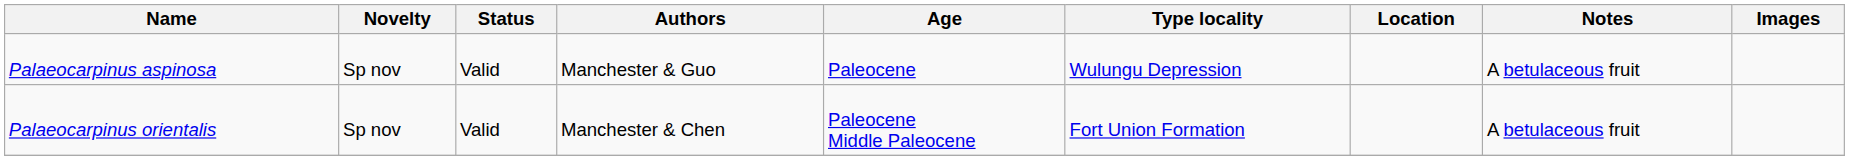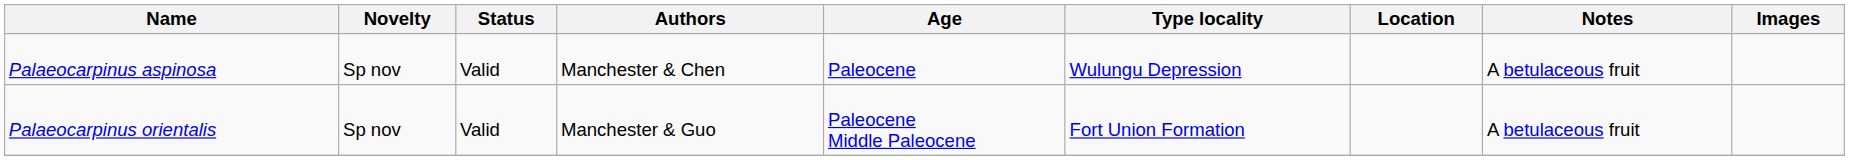(638, 69) Manchester & Guo -> (643, 69) Manchester & Chen
(643, 130) Manchester & Chen -> (638, 130) Manchester & Guo
